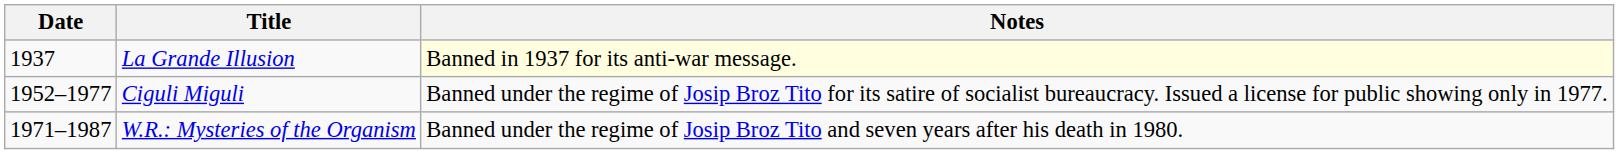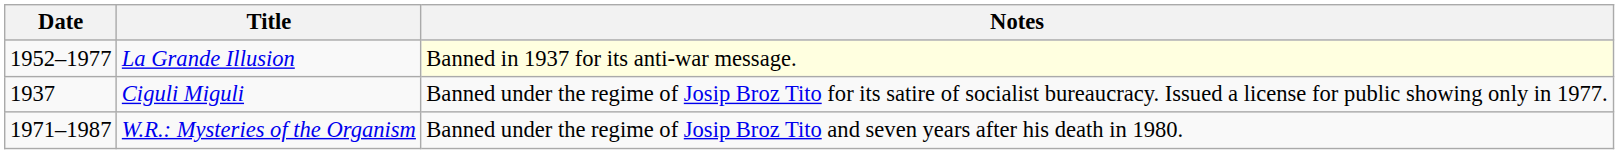(32, 58) 1937 -> (61, 58) 1952–1977
(61, 93) 1952–1977 -> (32, 93) 1937
